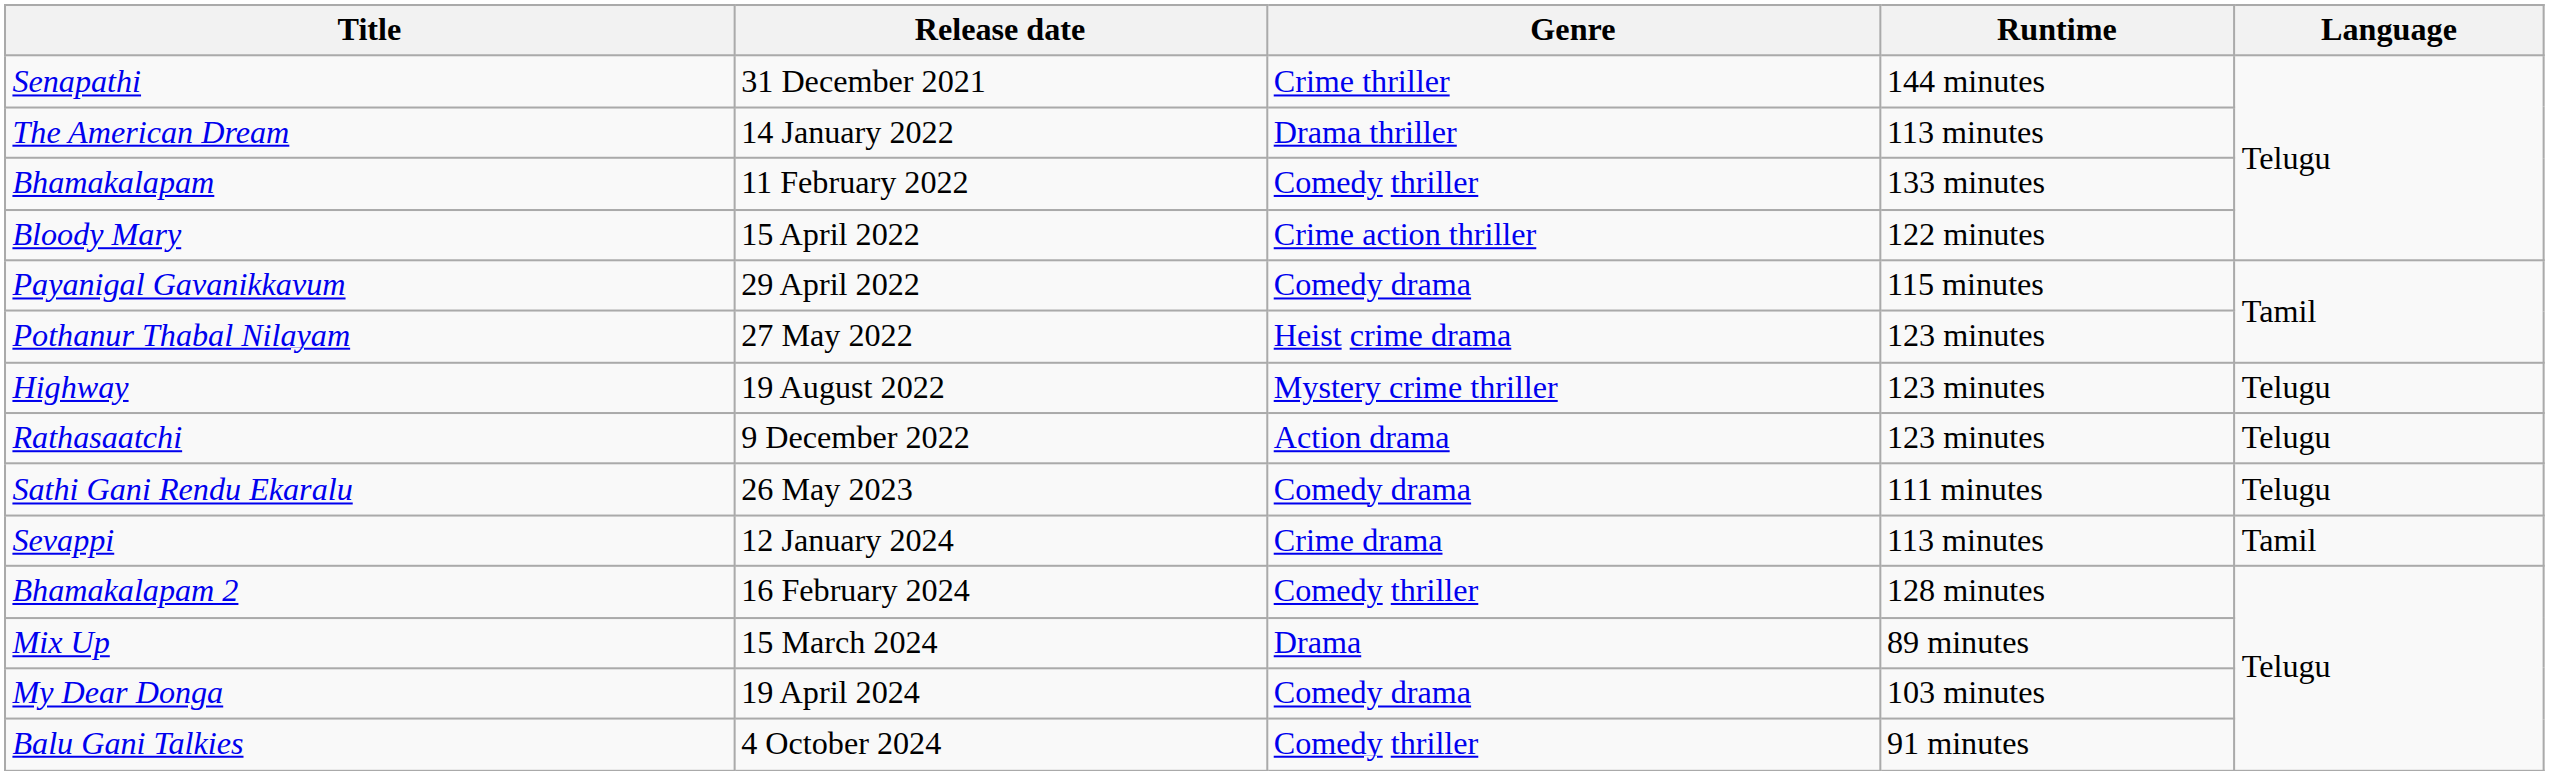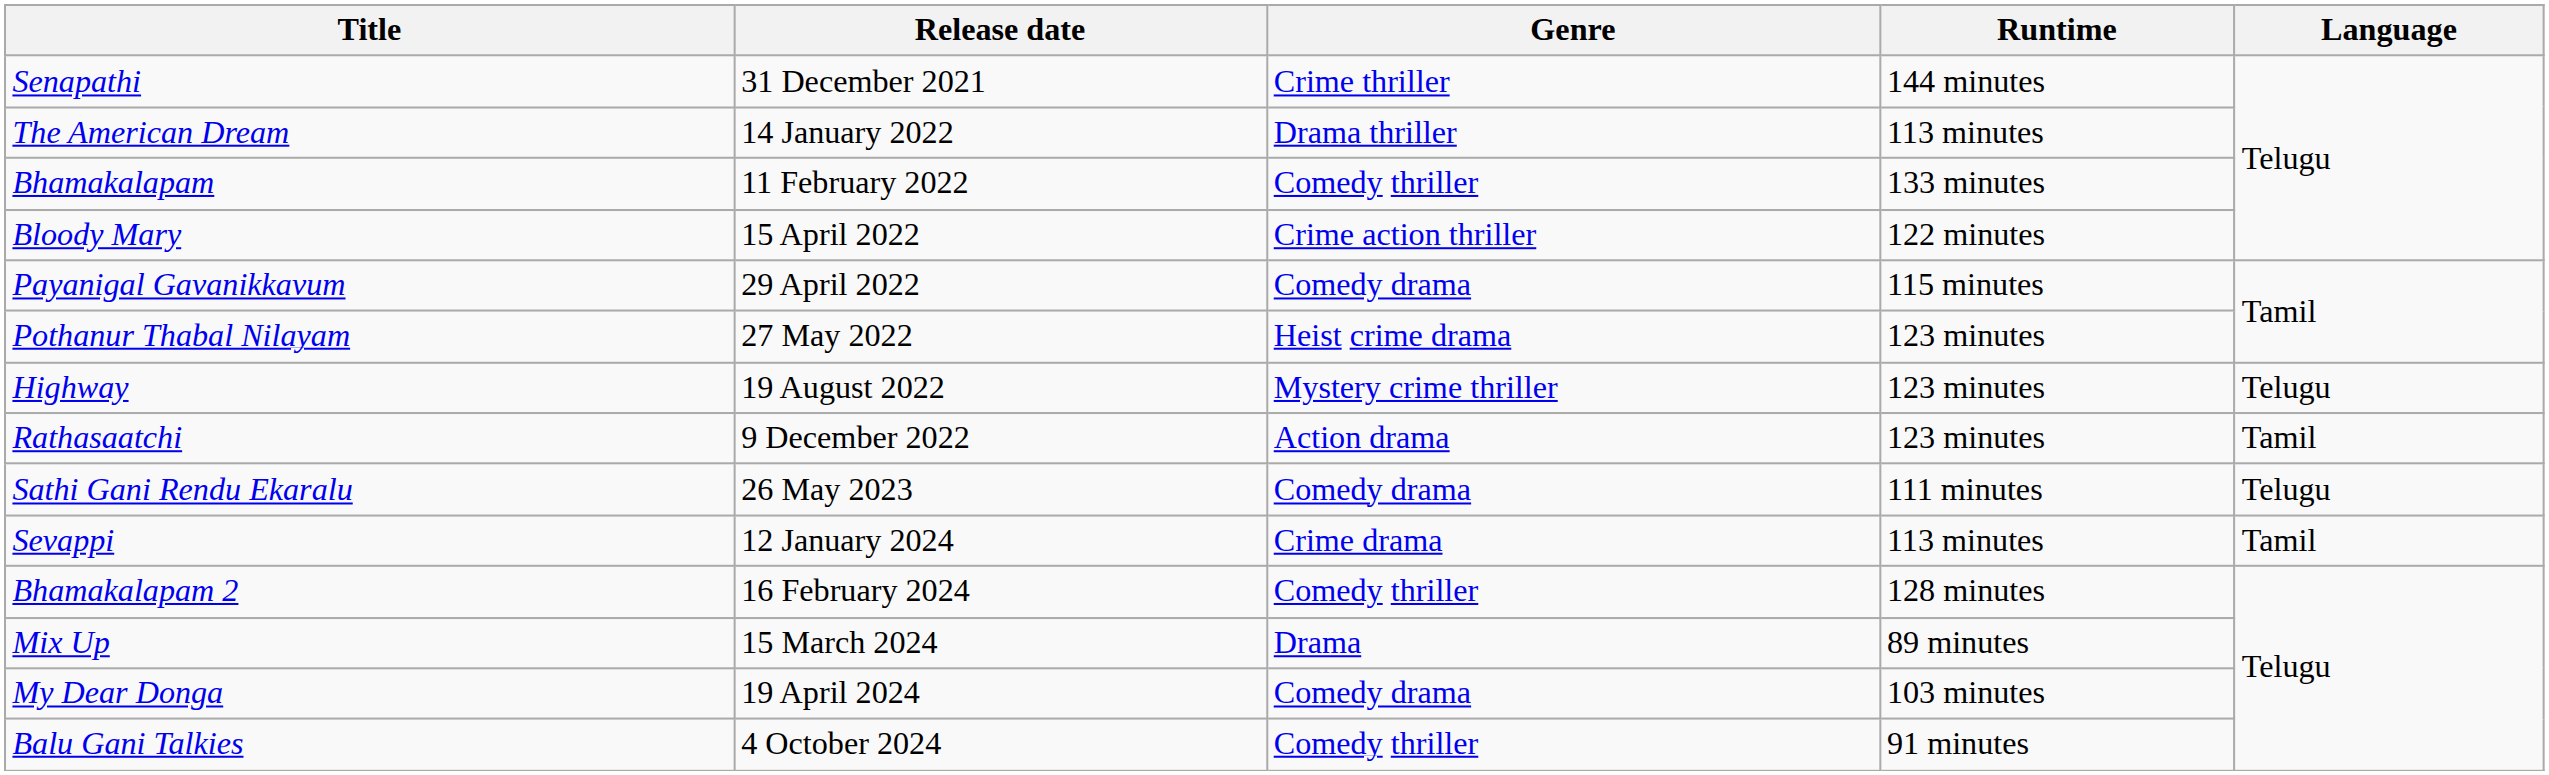(2286, 438) Telugu -> (2279, 438) Tamil
